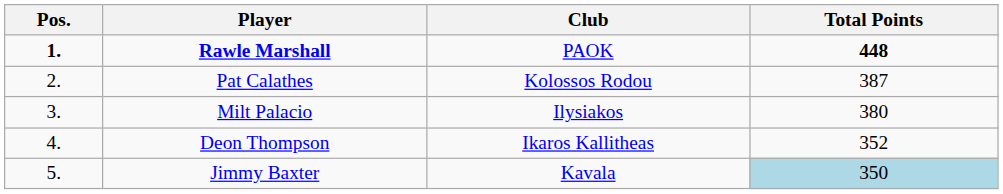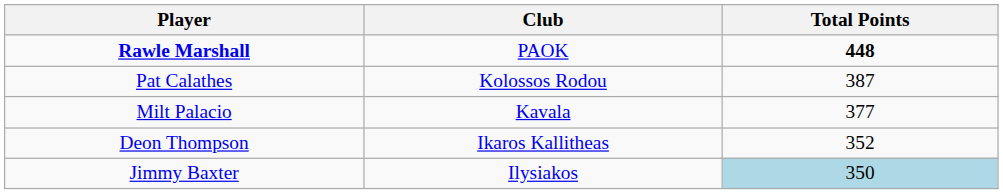- column: (54, 19)
(588, 111) Ilysiakos -> (543, 111) Kavala
(874, 111) 380 -> (860, 111) 377
(588, 173) Kavala -> (543, 173) Ilysiakos
